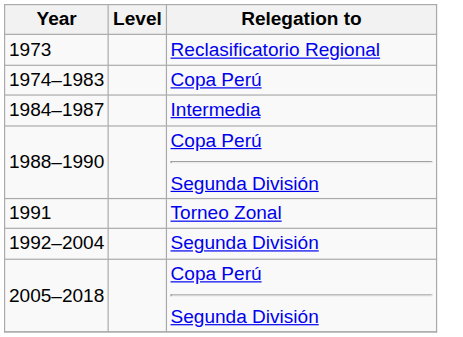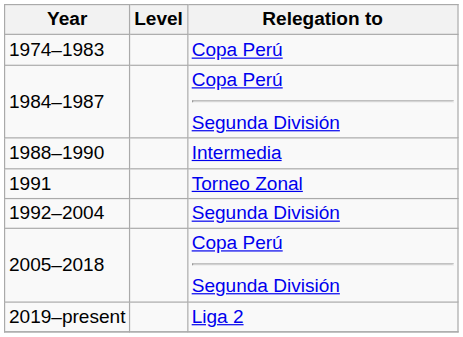- row: (30, 49)
(216, 110) Intermedia -> (323, 101) Copa Perú Segunda División
(301, 161) Copa Perú Segunda División -> (237, 153) Intermedia
+ row: (67, 316)
